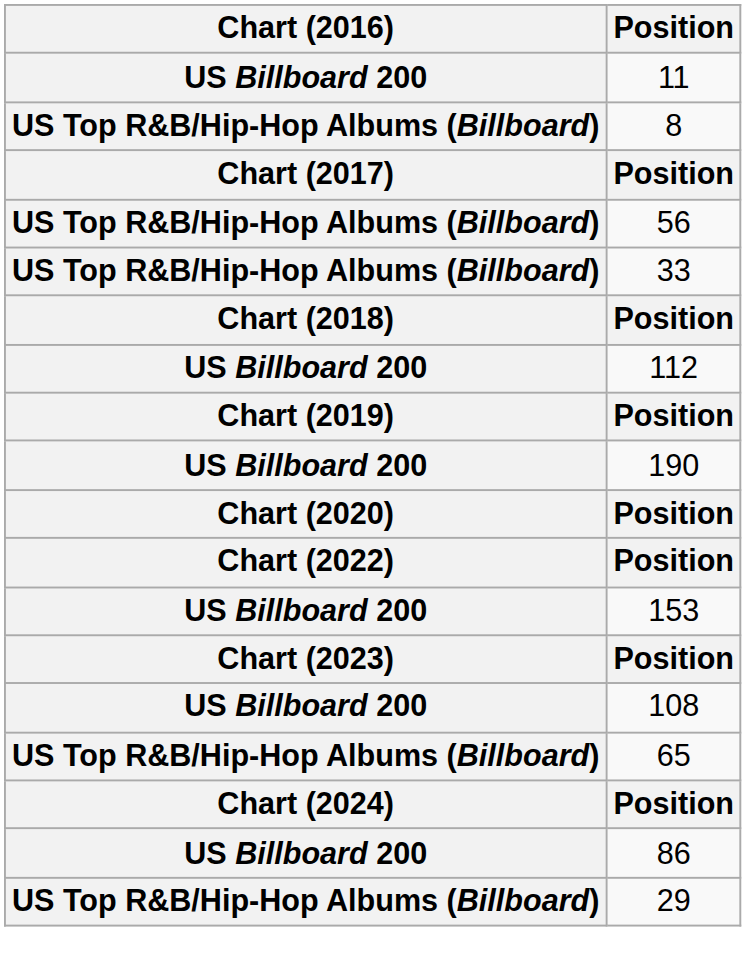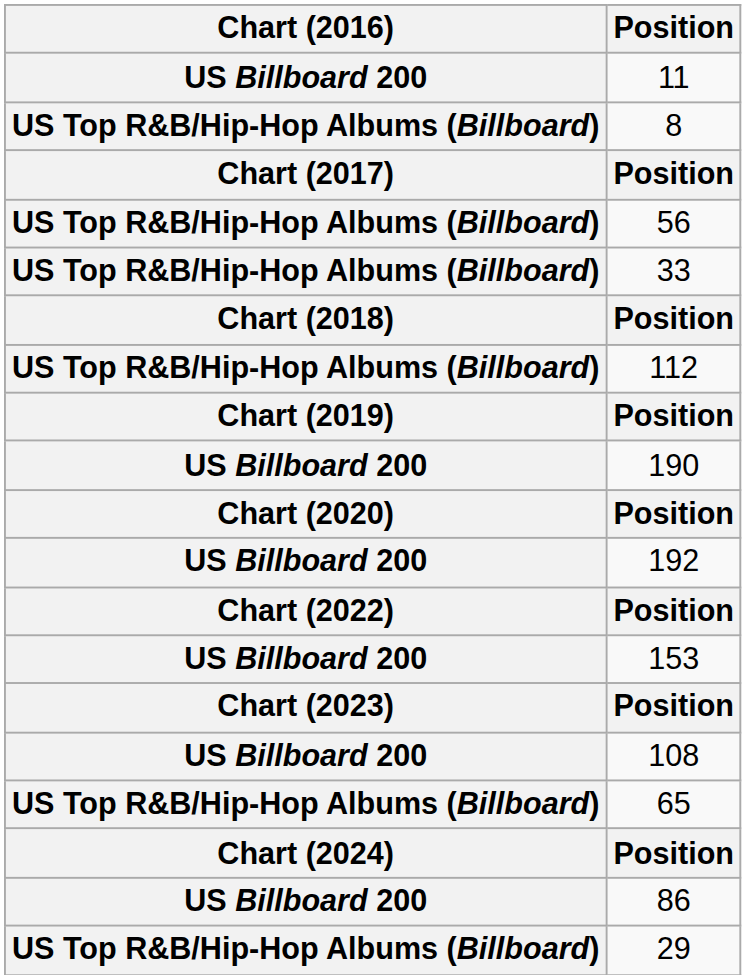(306, 367) US Billboard 200 -> (306, 367) US Top R&B/Hip-Hop Albums (Billboard)
+ row: (674, 561)
